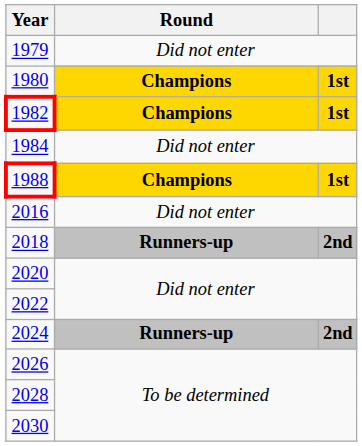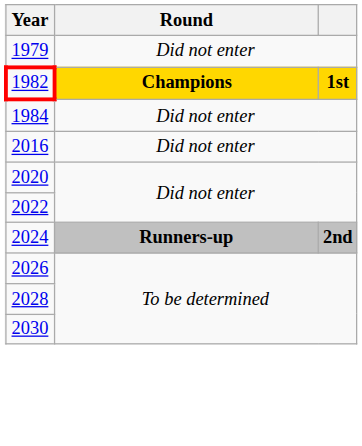- row: (30, 80)
- row: (30, 179)
- row: (30, 243)
